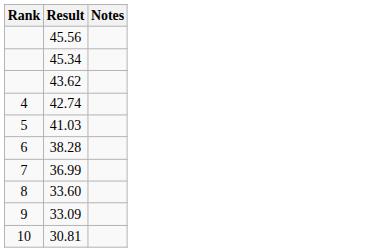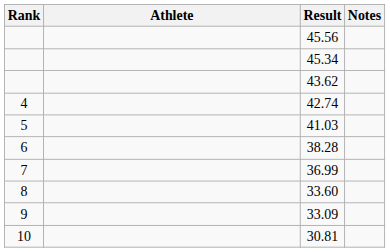+ column: (172, 15)
